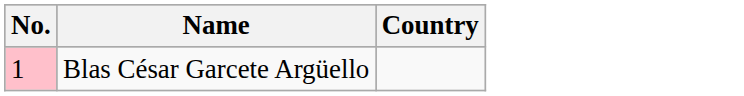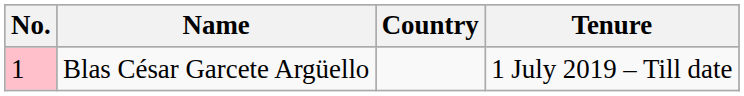+ column: (612, 25)
